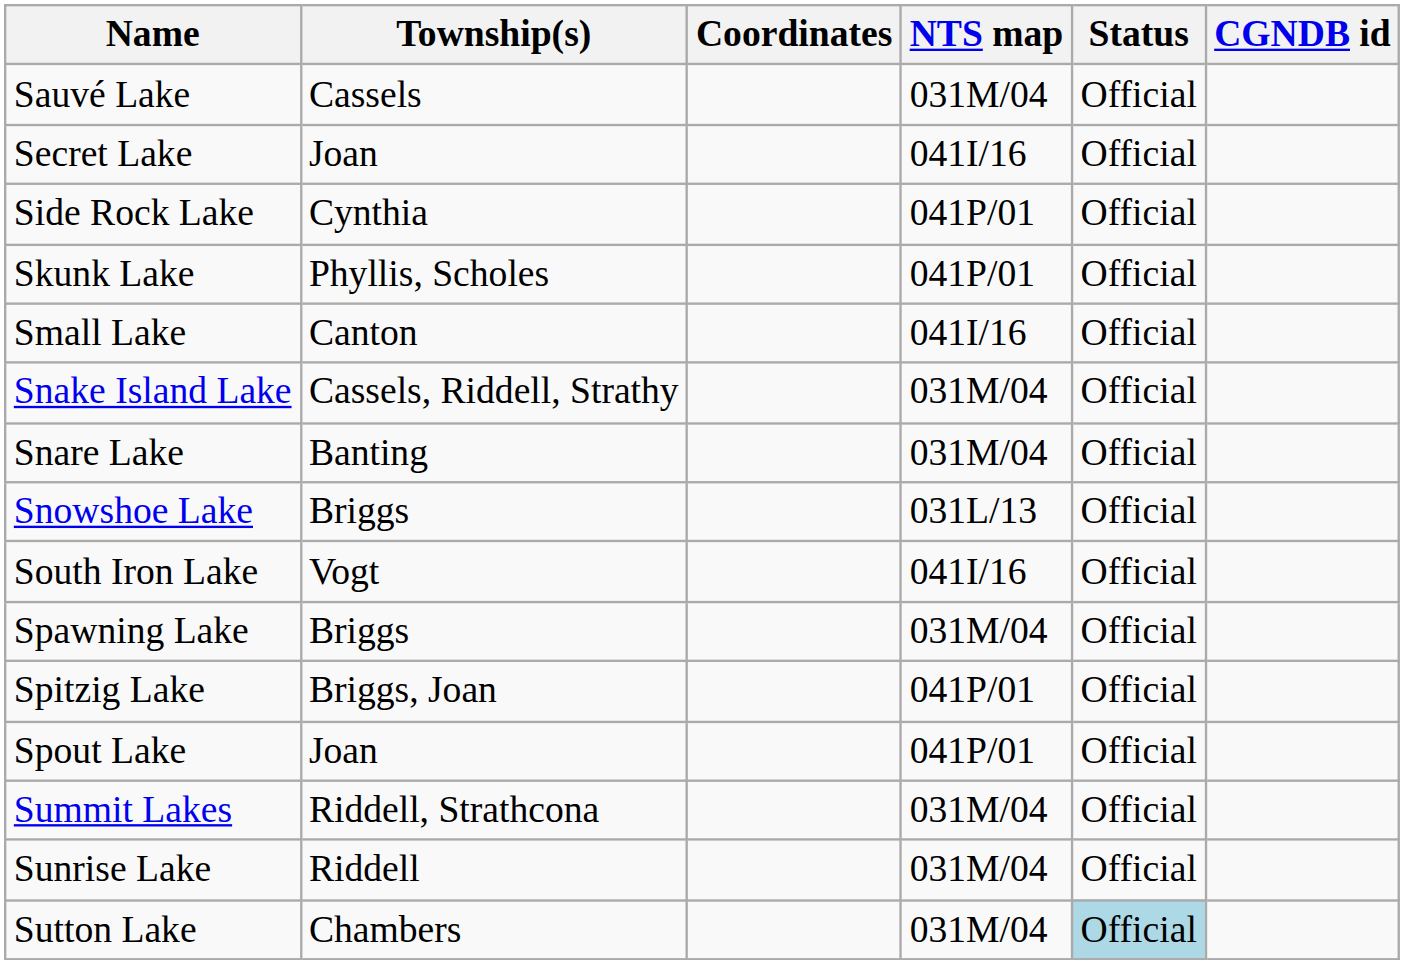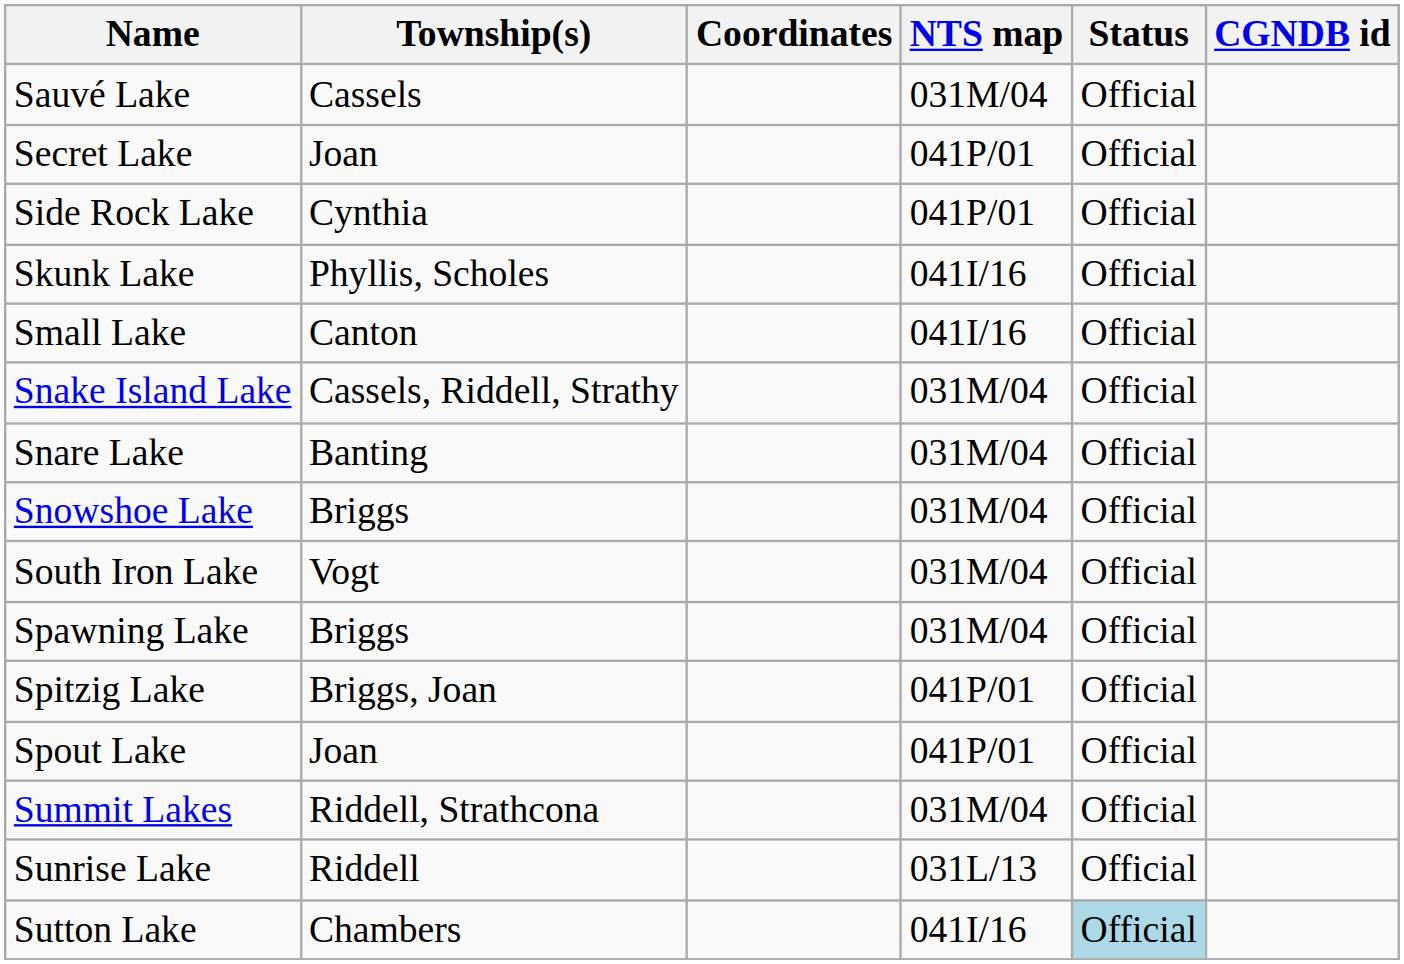(968, 153) 041I/16 -> (972, 153) 041P/01
(972, 272) 041P/01 -> (968, 272) 041I/16
(973, 511) 031L/13 -> (979, 511) 031M/04
(968, 570) 041I/16 -> (979, 570) 031M/04
(979, 869) 031M/04 -> (973, 869) 031L/13
(979, 928) 031M/04 -> (968, 928) 041I/16
